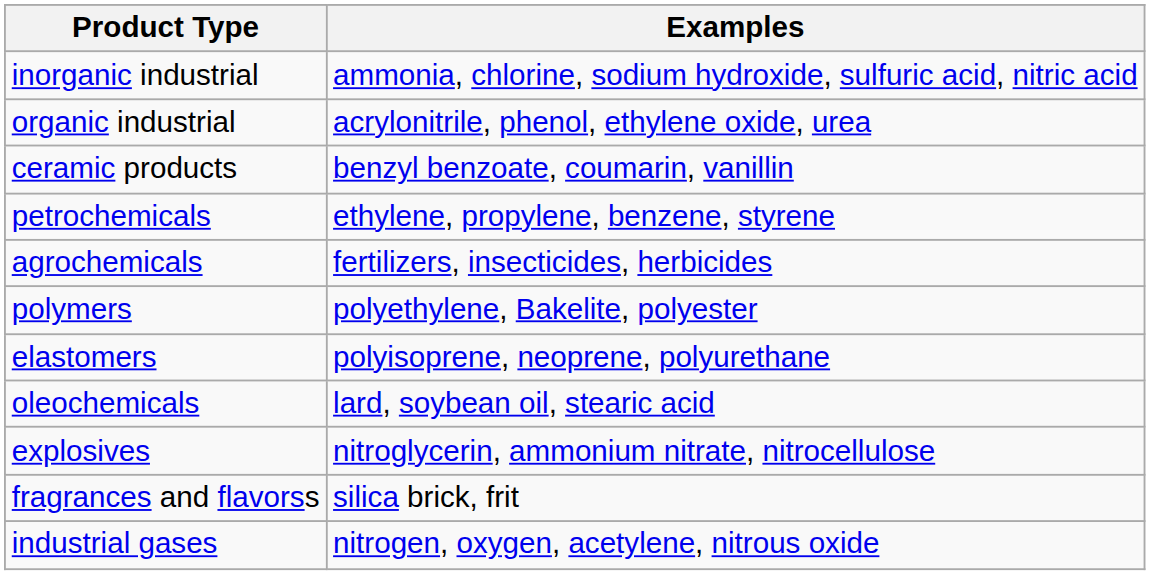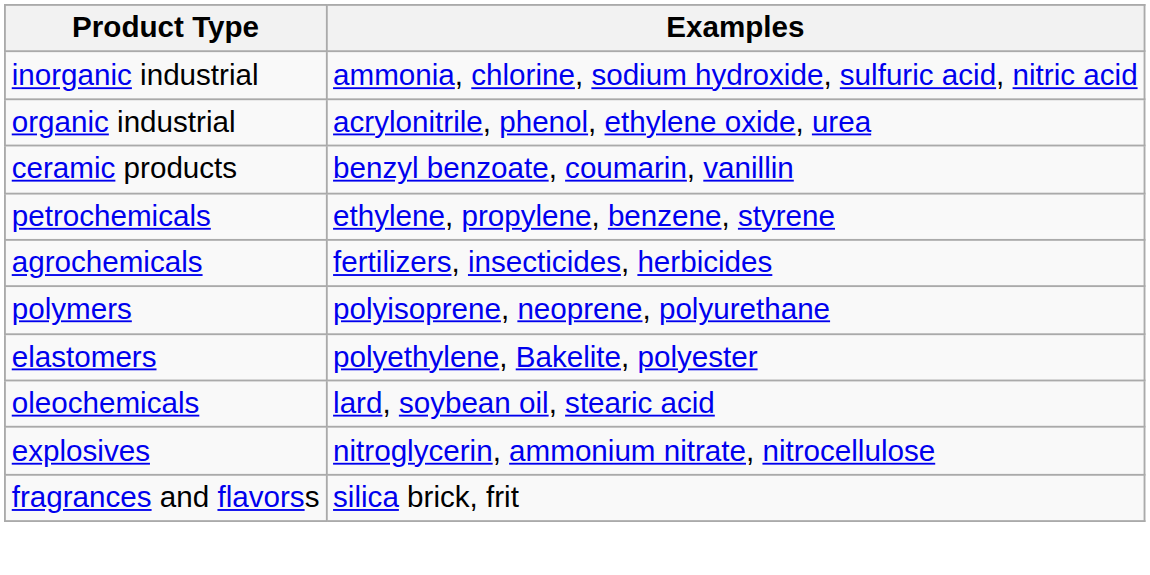(545, 309) polyethylene, Bakelite, polyester -> (582, 309) polyisoprene, neoprene, polyurethane
(582, 356) polyisoprene, neoprene, polyurethane -> (545, 356) polyethylene, Bakelite, polyester
- row: (115, 544)
